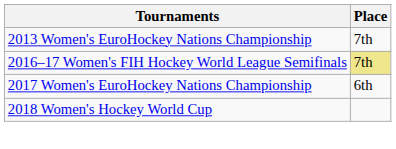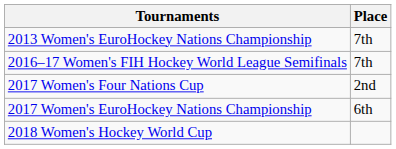(363, 62) khaki background -> (363, 62) no background
+ row: (106, 86)
